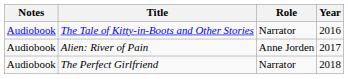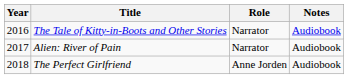columns swapped: (330, 13) <-> (31, 13)
(287, 47) Anne Jorden -> (250, 47) Narrator
(277, 64) Narrator -> (259, 64) Anne Jorden
